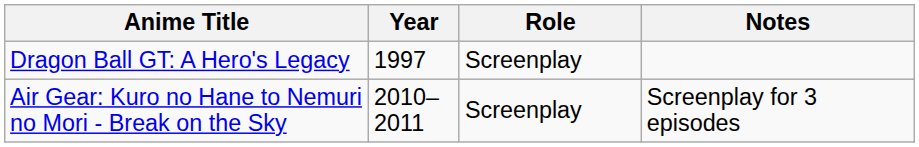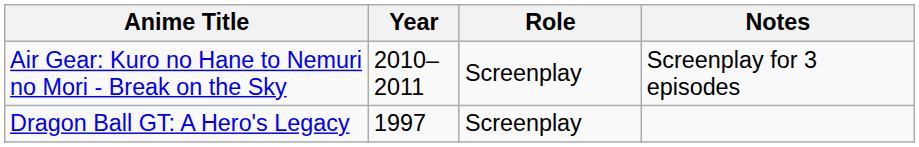rows swapped: (186, 110) <-> (180, 60)
